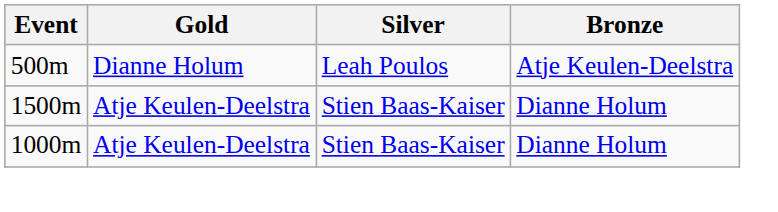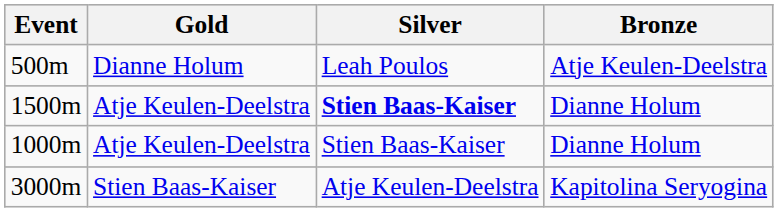(413, 105) normal -> (419, 105) bold
+ row: (46, 186)
